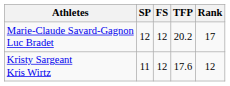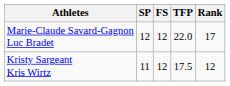(183, 37) 20.2 -> (183, 37) 22.0
(183, 66) 17.6 -> (183, 66) 17.5
